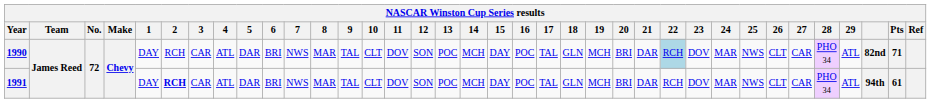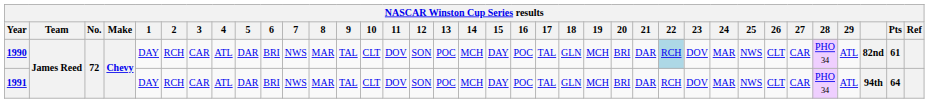(897, 53) 71 -> (895, 53) 61
(175, 83) bold -> (174, 83) normal
(897, 83) 61 -> (895, 83) 64
